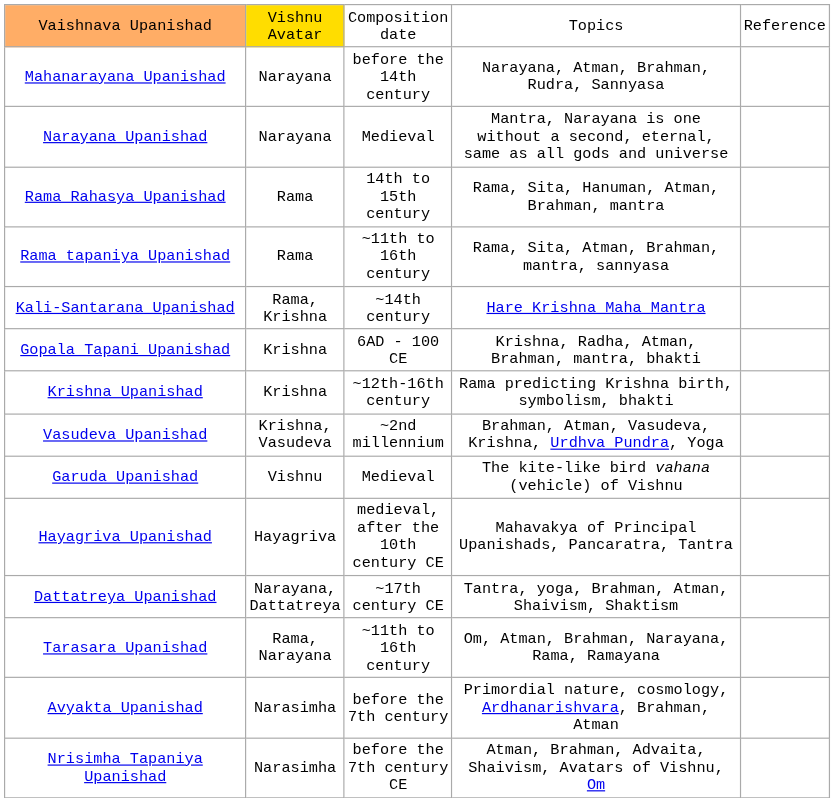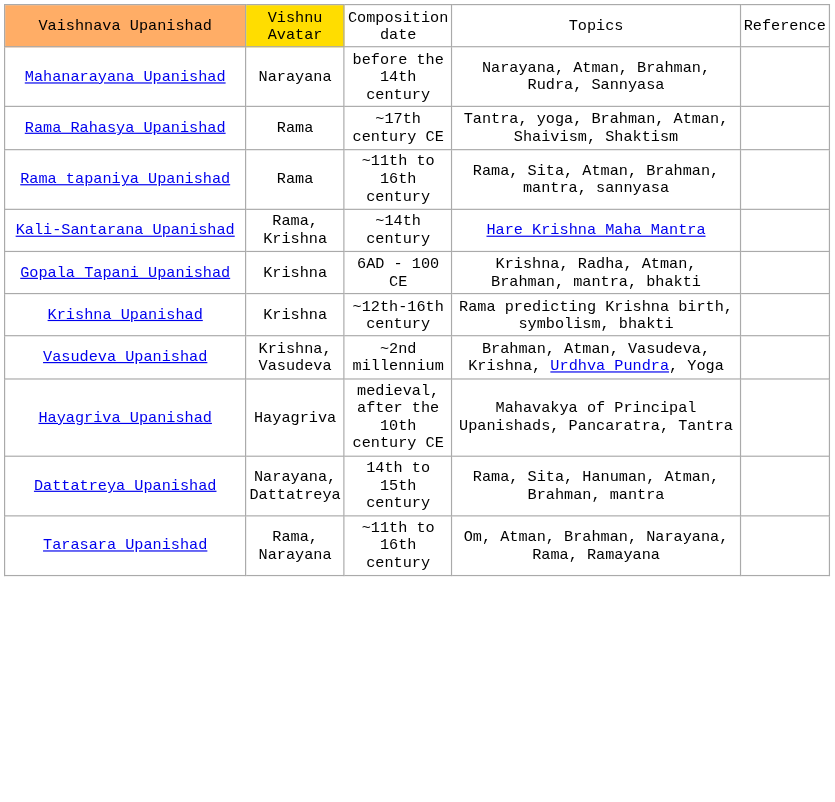- row: (125, 137)
(398, 197) 14th to 15th century -> (398, 128) ~17th century CE
(596, 197) Rama, Sita, Hanuman, Atman, Brahman, mantra -> (596, 128) Tantra, yoga, Brahman, Atman, Shaivism, Shaktism
- row: (125, 477)
(398, 597) ~17th century CE -> (398, 486) 14th to 15th century
(596, 597) Tantra, yoga, Brahman, Atman, Shaivism, Shaktism -> (596, 486) Rama, Sita, Hanuman, Atman, Brahman, mantra
- row: (125, 708)
- row: (125, 768)
